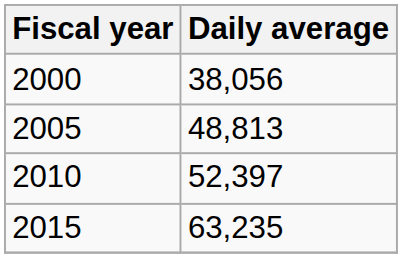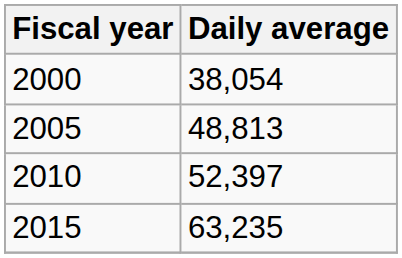(236, 78) 38,056 -> (236, 78) 38,054
